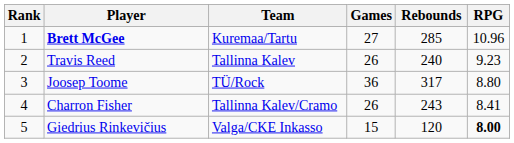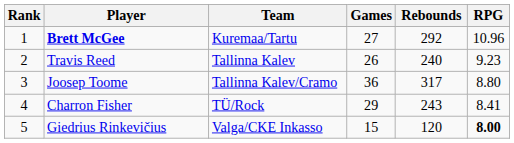(431, 37) 285 -> (431, 37) 292
(238, 82) TÜ/Rock -> (275, 82) Tallinna Kalev/Cramo
(275, 104) Tallinna Kalev/Cramo -> (238, 104) TÜ/Rock
(371, 104) 26 -> (371, 104) 29
